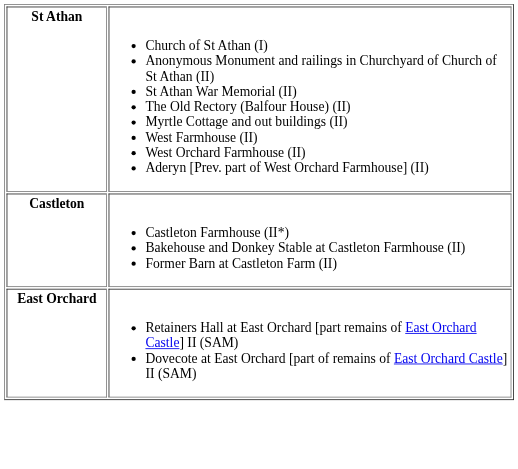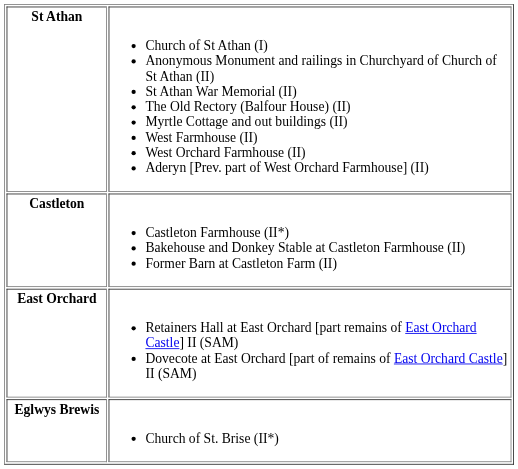+ row: (57, 409)
